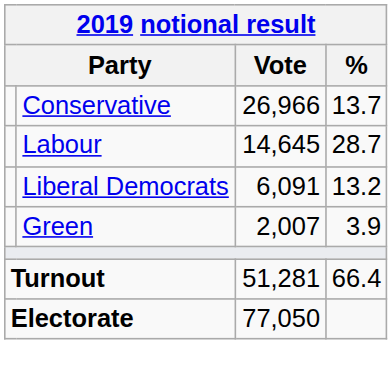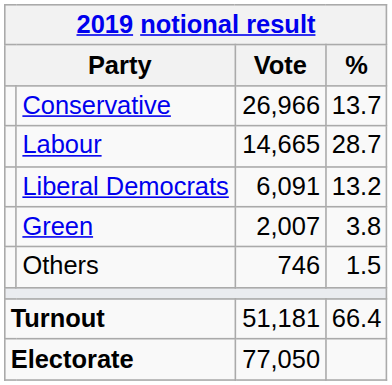(281, 145) 14,645 -> (281, 145) 14,665
(364, 226) 3.9 -> (364, 226) 3.8
+ row: (61, 266)
(281, 278) 51,281 -> (281, 318) 51,181
